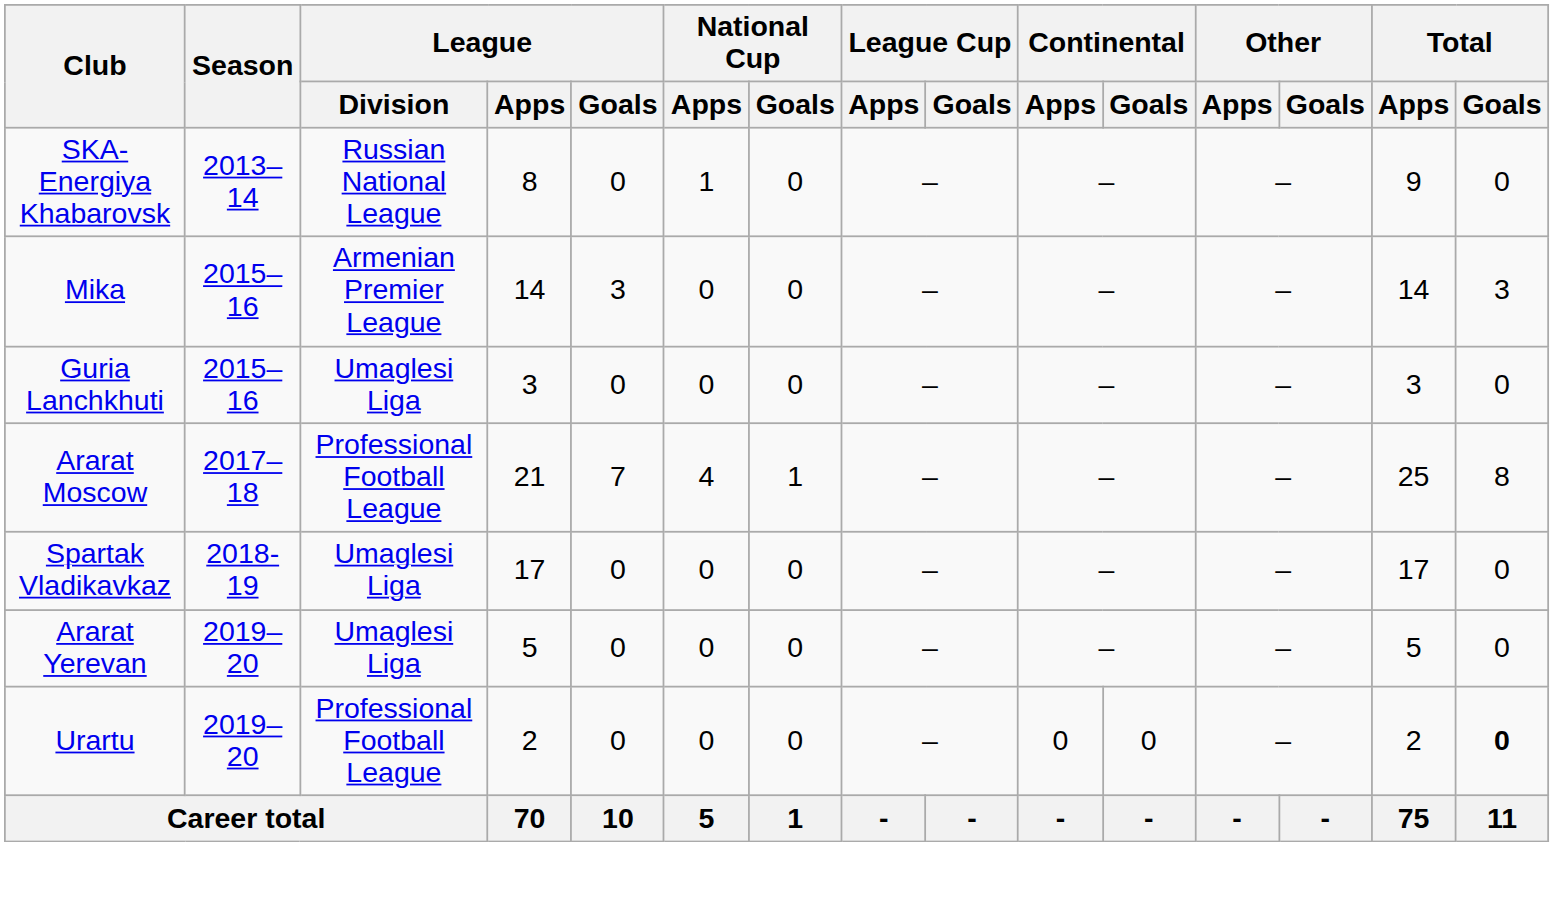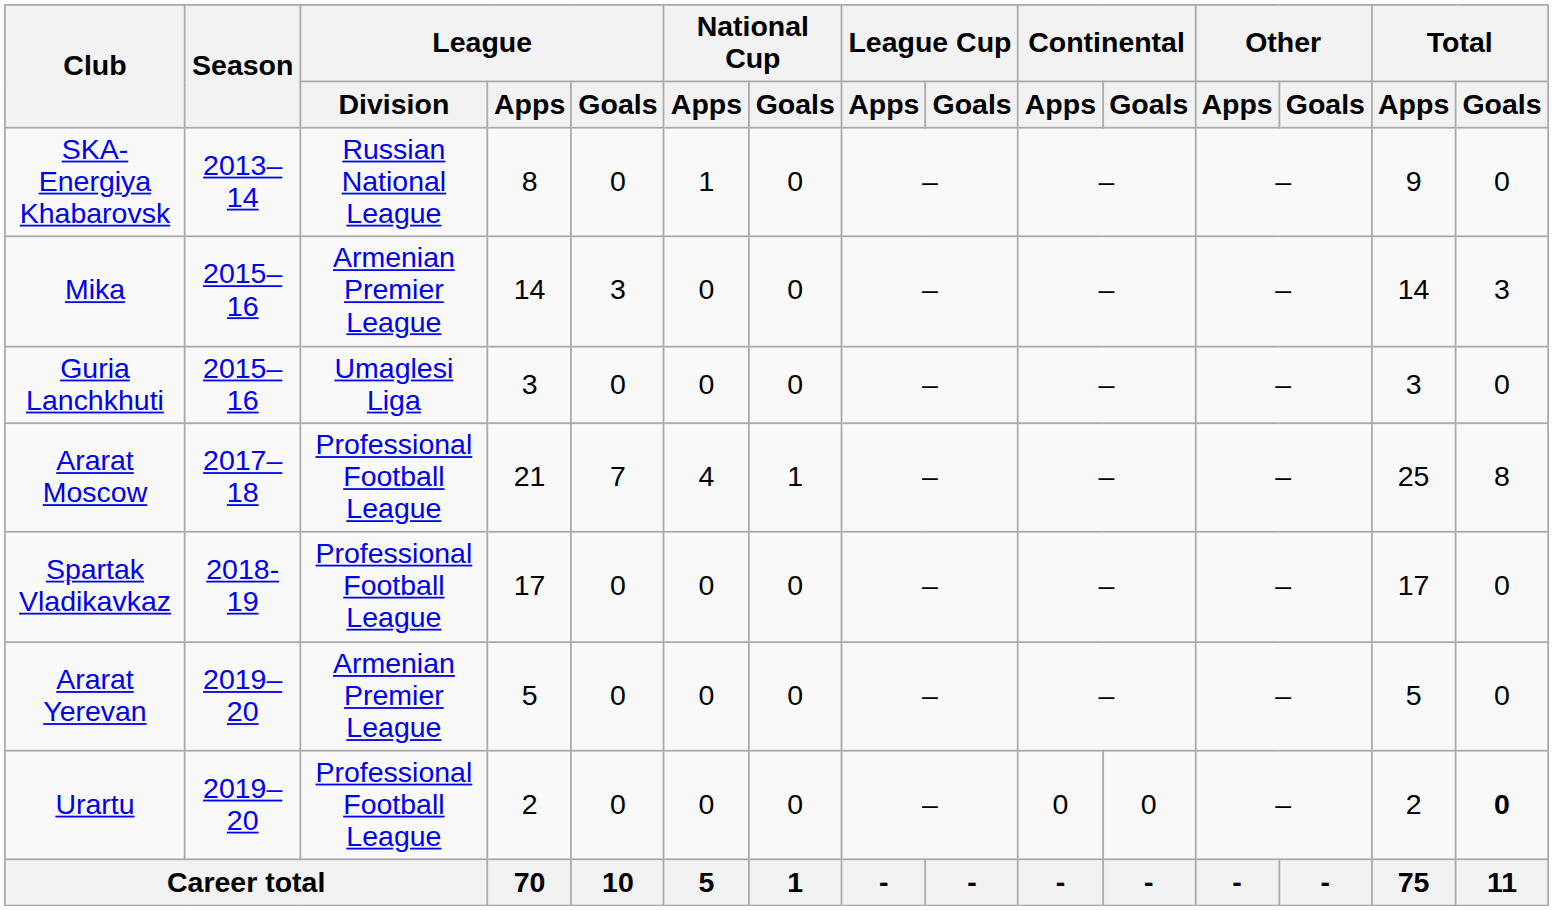(394, 570) Umaglesi Liga -> (394, 586) Professional Football League
(394, 647) Umaglesi Liga -> (394, 695) Armenian Premier League
